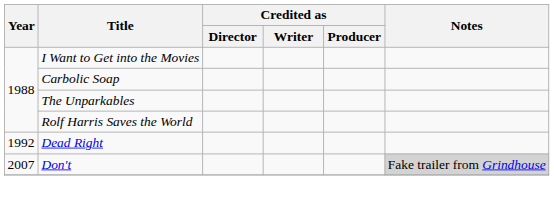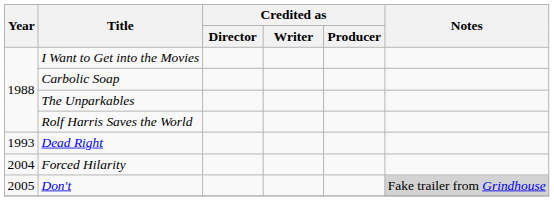(21, 143) 1992 -> (21, 143) 1993
+ row: (84, 164)
(21, 164) 2007 -> (21, 185) 2005
